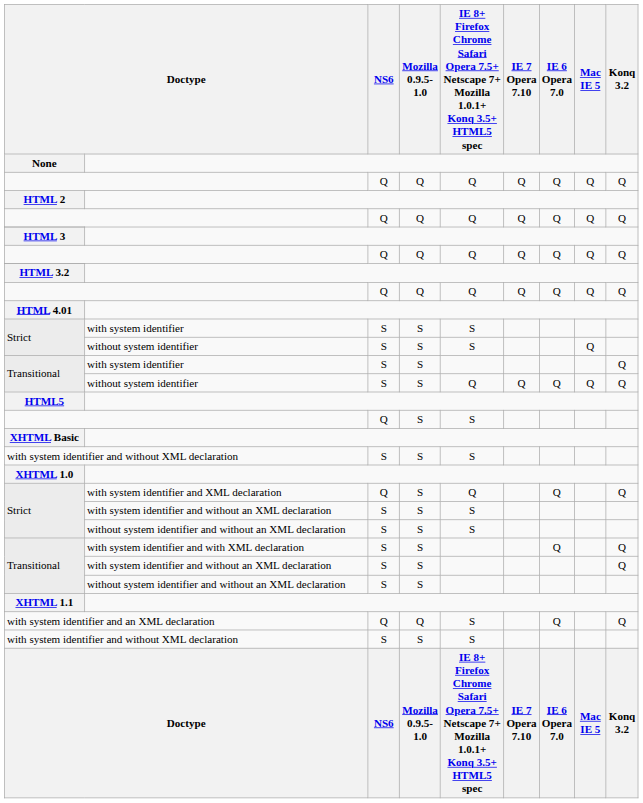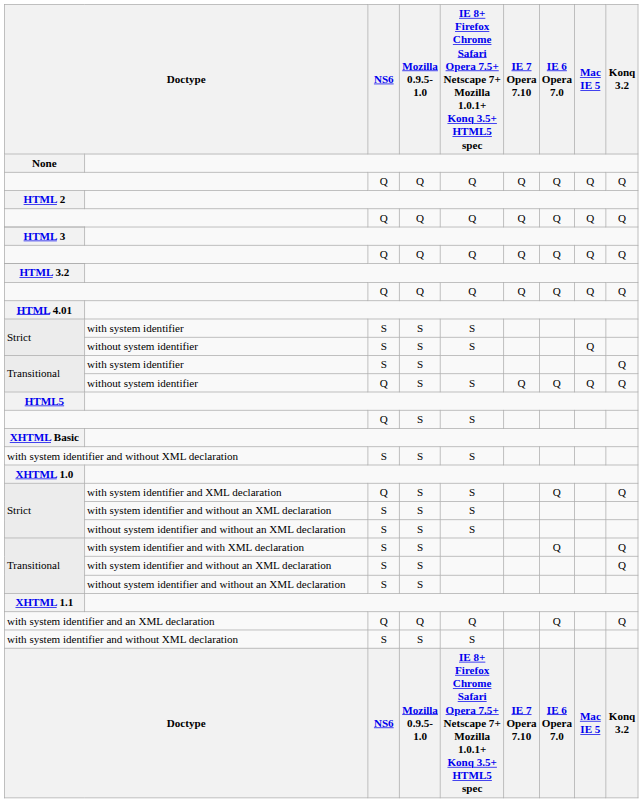(384, 383) S -> (384, 383) Q
(472, 383) Q -> (472, 383) S
(472, 492) Q -> (472, 492) S
(472, 620) S -> (472, 620) Q
